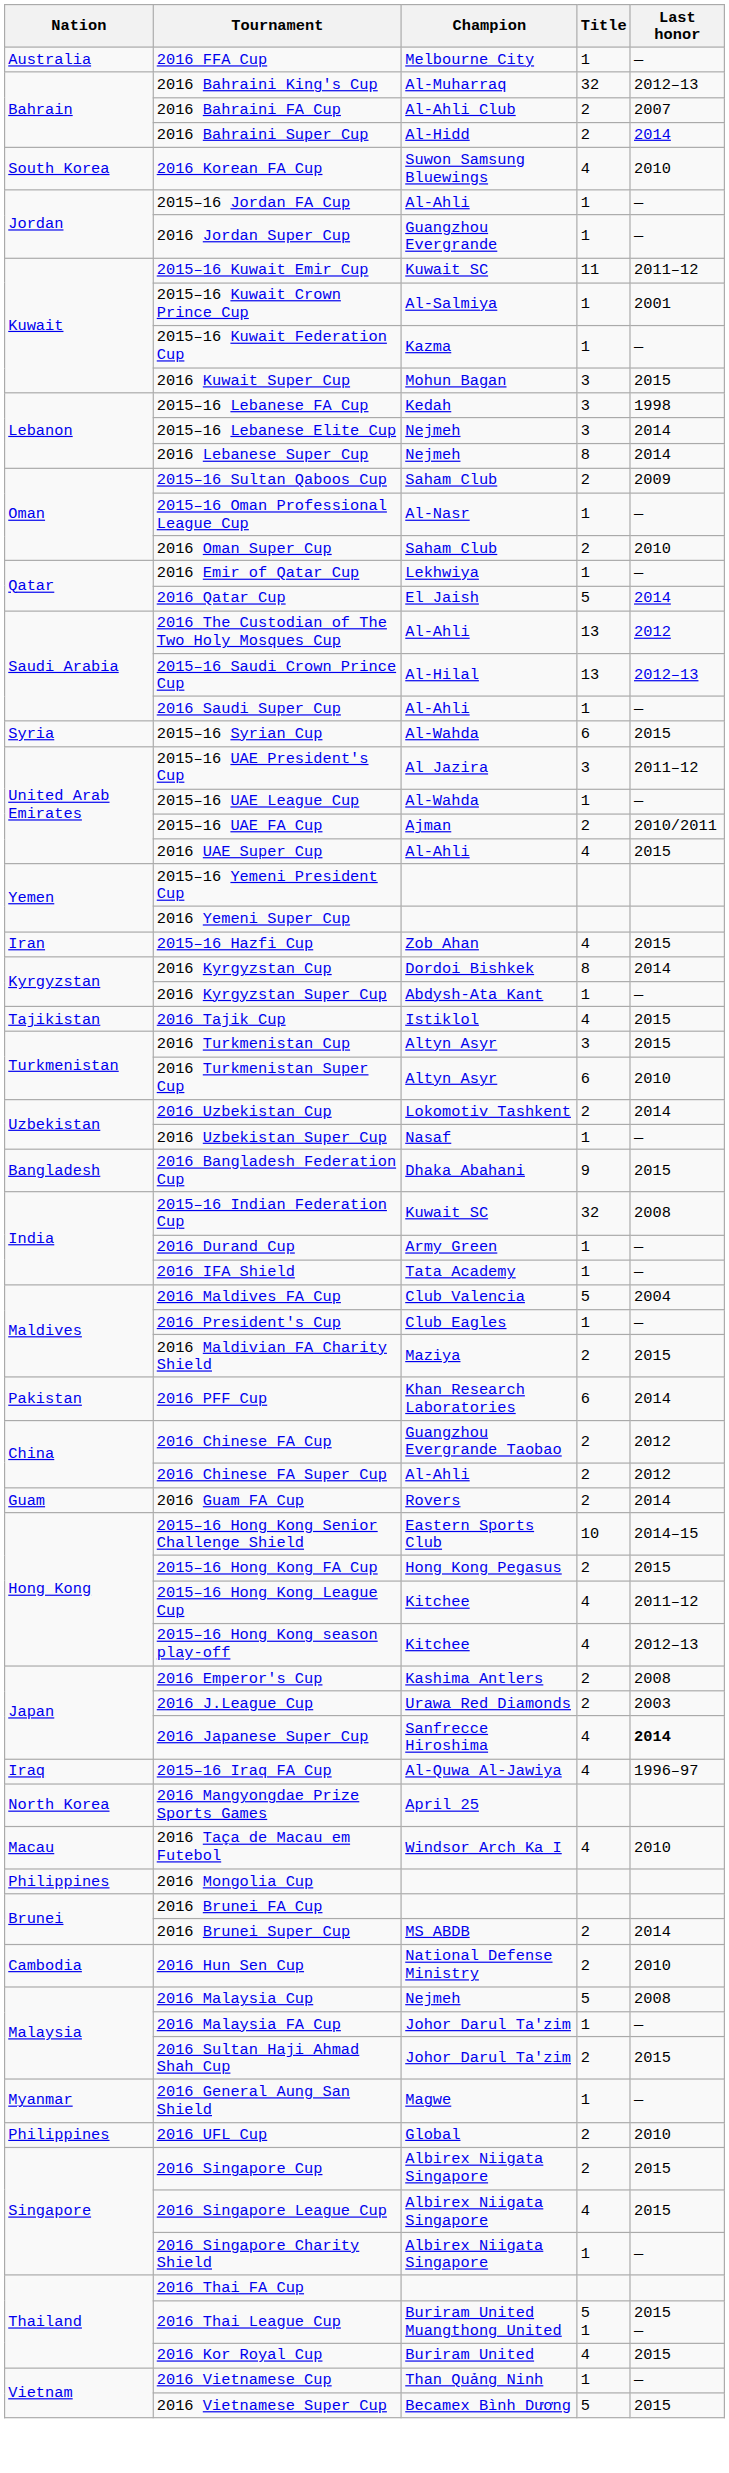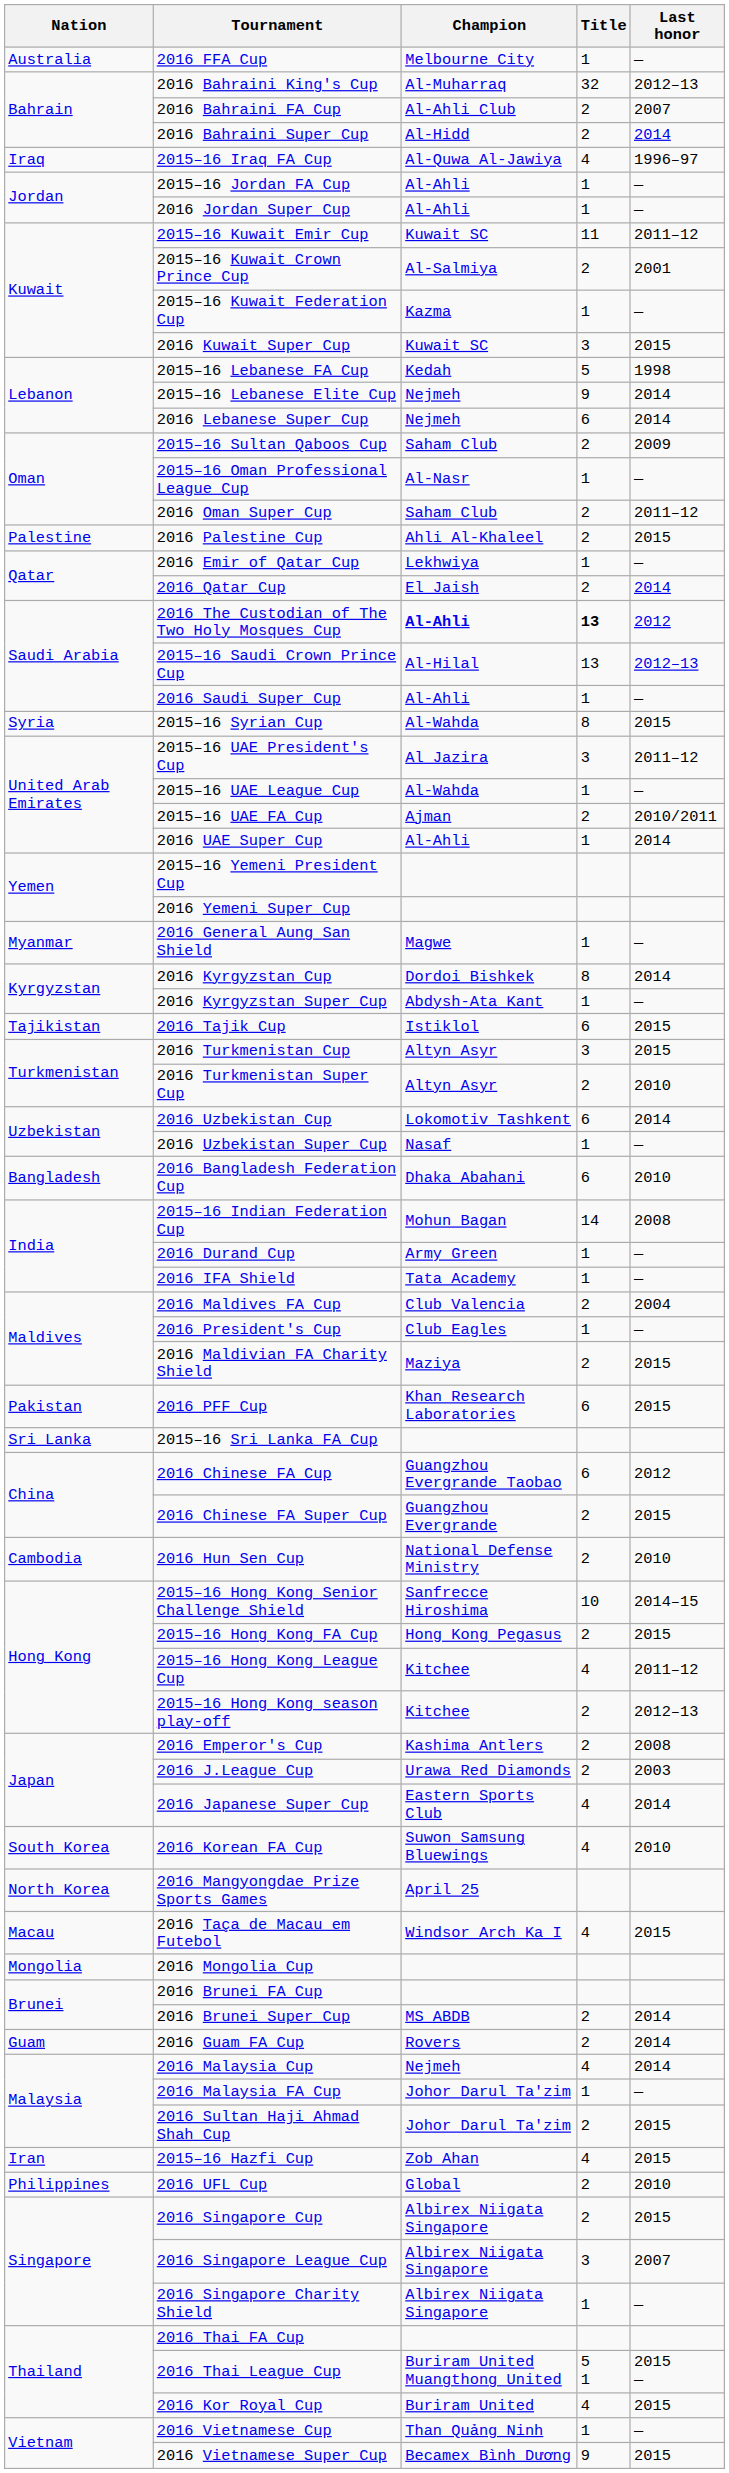rows swapped: (244, 1771) <-> (240, 169)
(451, 236) Guangzhou Evergrande -> (437, 210) Al-Ahli
(585, 304) 1 -> (585, 269) 2
(456, 381) Mohun Bagan -> (447, 345) Kuwait SC
(585, 406) 3 -> (585, 370) 5
(585, 431) 3 -> (585, 395) 9
(585, 456) 8 -> (585, 420) 6
(652, 548) 2010 -> (666, 513) 2011–12
+ row: (240, 538)
(585, 598) 5 -> (585, 588) 2
(437, 632) normal -> (437, 622) bold
(590, 632) normal -> (590, 622) bold
(585, 734) 6 -> (585, 723) 8
(585, 851) 4 -> (585, 841) 1
(652, 851) 2015 -> (652, 841) 2014
rows swapped: (235, 944) <-> (253, 2101)
(585, 1019) 4 -> (585, 1026) 6
(585, 1078) 6 -> (585, 1085) 2
(585, 1112) 2 -> (585, 1119) 6
(585, 1171) 9 -> (585, 1178) 6
(652, 1171) 2015 -> (652, 1178) 2010
(447, 1213) Kuwait SC -> (456, 1221) Mohun Bagan
(590, 1213) 32 -> (590, 1221) 14
(585, 1297) 5 -> (585, 1305) 2
(652, 1399) 2014 -> (652, 1406) 2015
+ row: (267, 1440)
(585, 1441) 2 -> (585, 1474) 6
(437, 1475) Al-Ahli -> (451, 1517) Guangzhou Evergrande
(652, 1475) 2012 -> (652, 1517) 2015
rows swapped: (230, 1500) <-> (230, 1965)
(470, 1534) Eastern Sports Club -> (447, 1602) Sanfrecce Hiroshima
(585, 1645) 4 -> (585, 1712) 2
(447, 1737) Sanfrecce Hiroshima -> (470, 1805) Eastern Sports Club
(652, 1737) bold -> (652, 1805) normal
(652, 1848) 2010 -> (652, 1933) 2015
(59, 1882) Philippines -> (45, 1967) Mongolia
(585, 1999) 5 -> (585, 2067) 4
(652, 1999) 2008 -> (652, 2067) 2014
(585, 2211) 4 -> (585, 2261) 3
(652, 2211) 2015 -> (652, 2261) 2007
(585, 2405) 5 -> (585, 2455) 9
